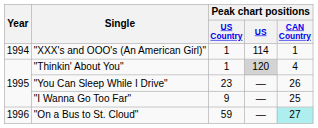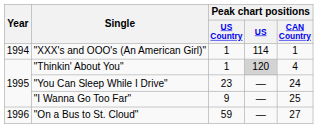(295, 83) 26 -> (295, 83) 24
(295, 115) paleturquoise background -> (295, 115) no background
